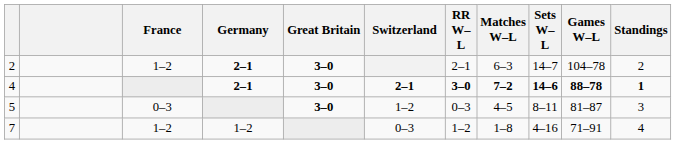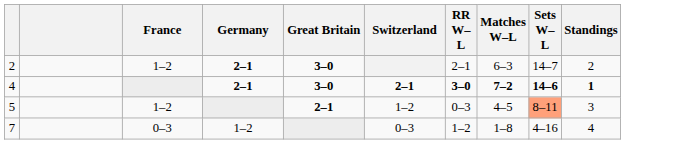- column: (586, 30)
(162, 107) 0–3 -> (162, 107) 1–2
(324, 107) 3–0 -> (324, 107) 2–1
(545, 107) no background -> (545, 107) lightsalmon background
(162, 128) 1–2 -> (162, 128) 0–3
